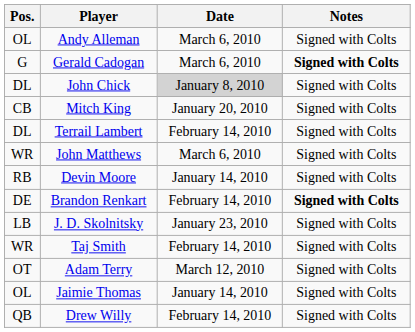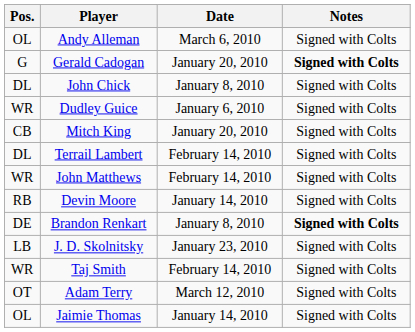(220, 62) March 6, 2010 -> (220, 62) January 20, 2010
(220, 85) lightgrey background -> (220, 85) no background
+ row: (99, 108)
(220, 154) March 6, 2010 -> (220, 177) February 14, 2010
(220, 200) February 14, 2010 -> (220, 223) January 8, 2010
- row: (99, 315)
